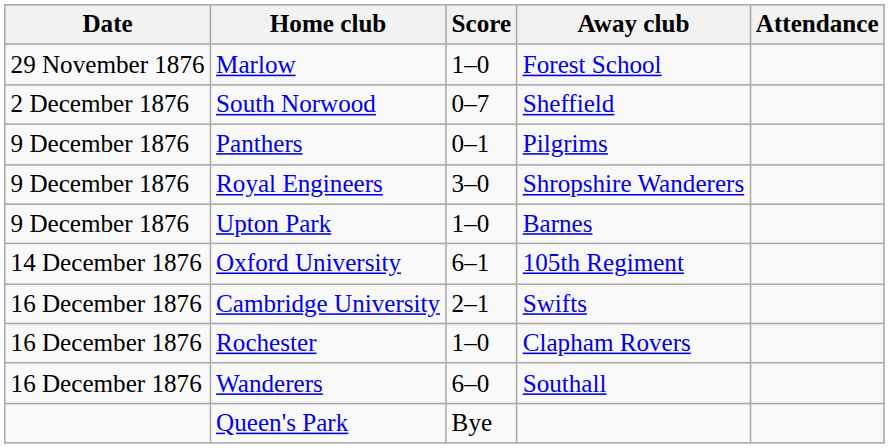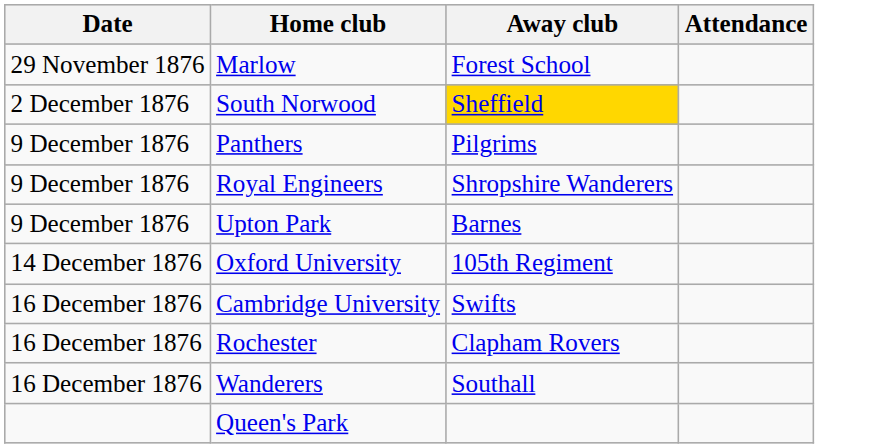- column: (481, 24)
(569, 104) no background -> (497, 104) gold background
